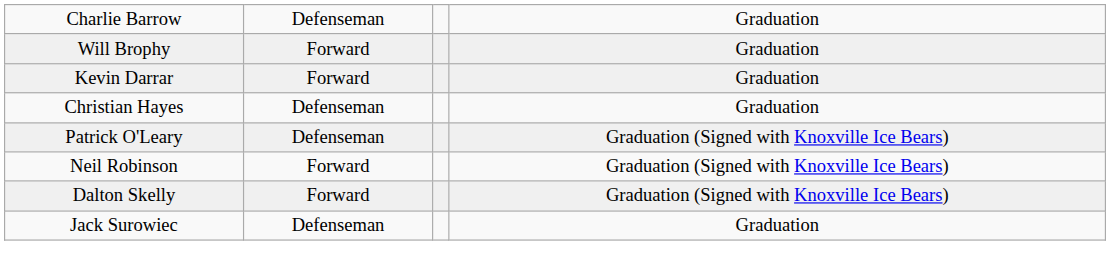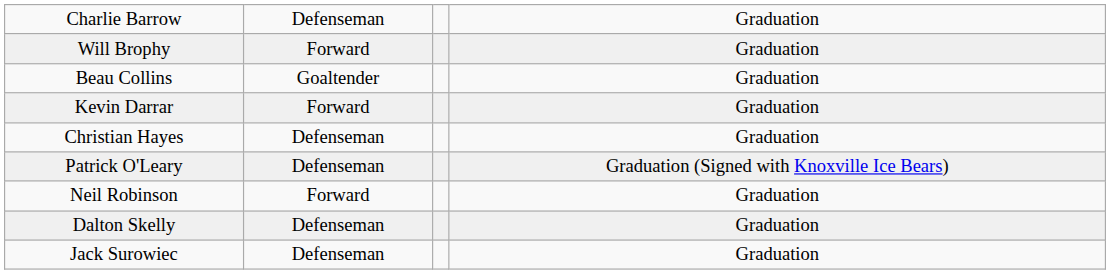+ row: (124, 78)
(777, 166) Graduation (Signed with Knoxville Ice Bears) -> (777, 195) Graduation
(338, 195) Forward -> (338, 225) Defenseman
(777, 195) Graduation (Signed with Knoxville Ice Bears) -> (777, 225) Graduation
